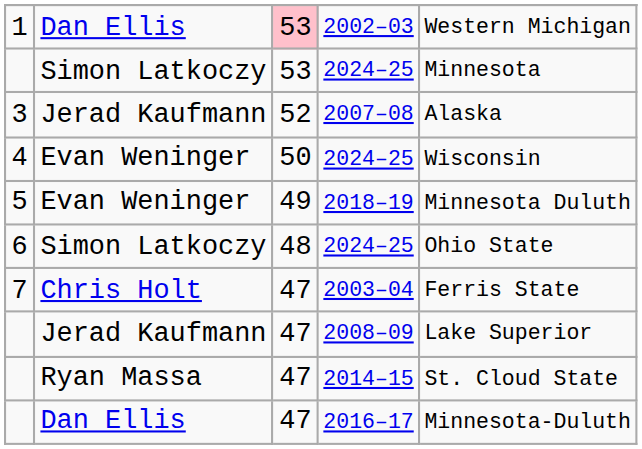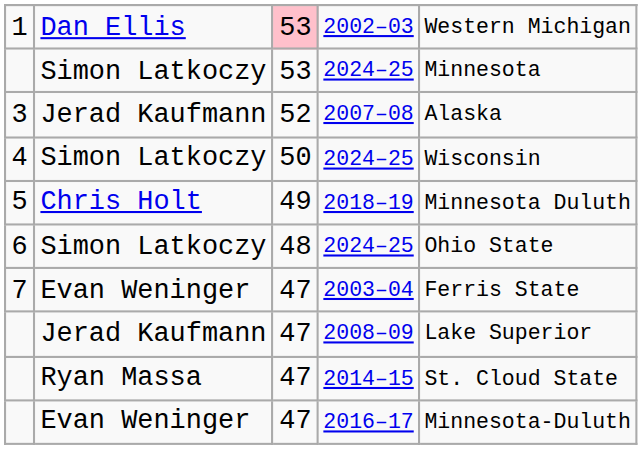(145, 159) Evan Weninger -> (153, 159) Simon Latkoczy
(145, 202) Evan Weninger -> (121, 202) Chris Holt
(121, 290) Chris Holt -> (145, 290) Evan Weninger
(113, 422) Dan Ellis -> (145, 422) Evan Weninger
